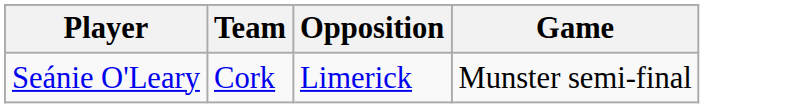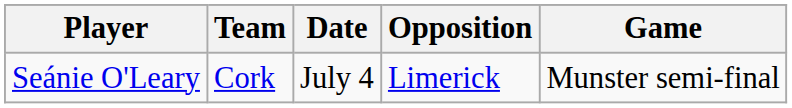+ column: (337, 28)
